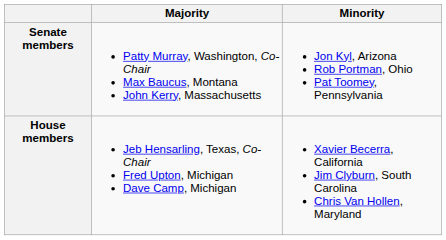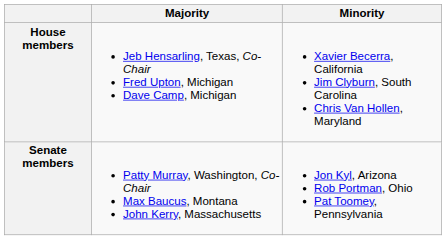rows swapped: (48, 38) <-> (48, 131)
